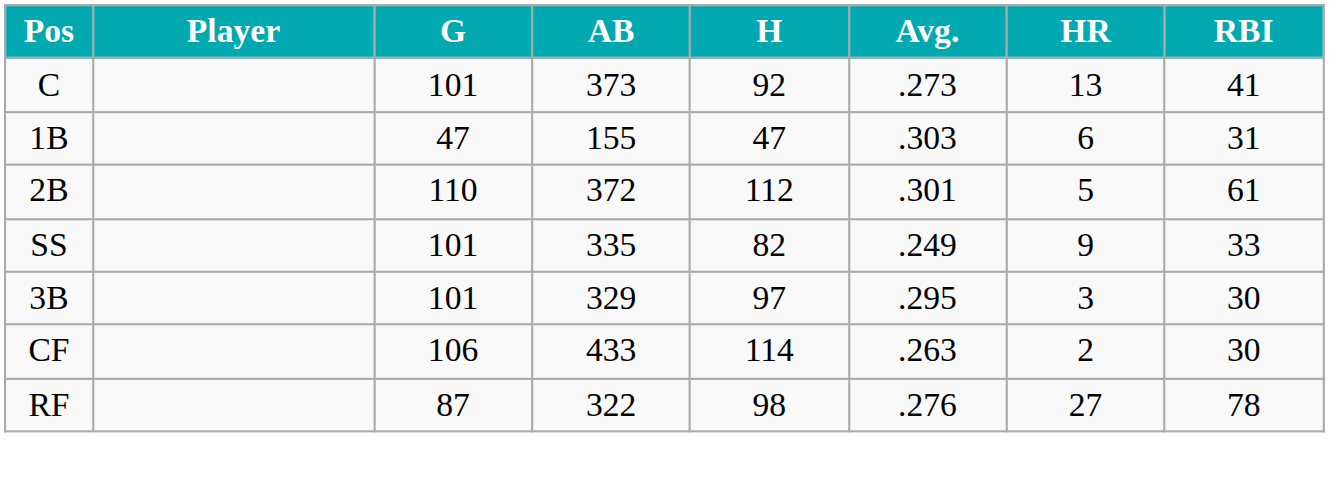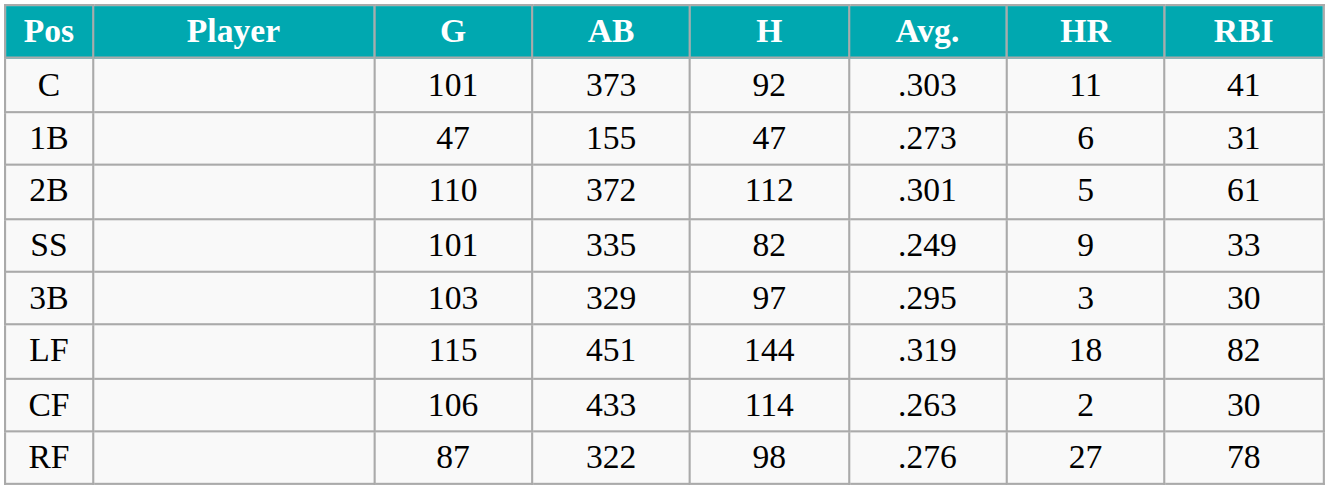(927, 84) .273 -> (927, 84) .303
(1086, 84) 13 -> (1086, 84) 11
(927, 137) .303 -> (927, 137) .273
(453, 297) 101 -> (453, 297) 103
+ row: (49, 350)
